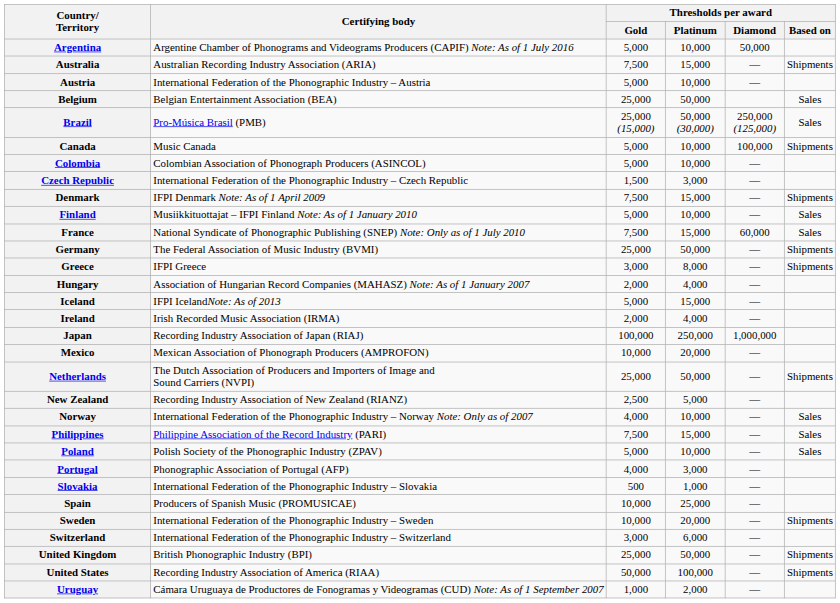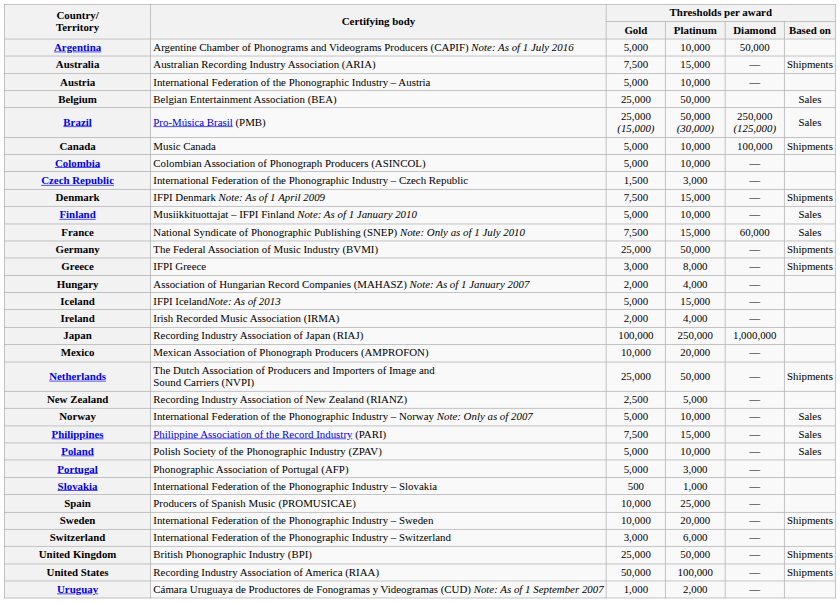(636, 417) 4,000 -> (636, 417) 5,000
(636, 468) 4,000 -> (636, 468) 5,000
